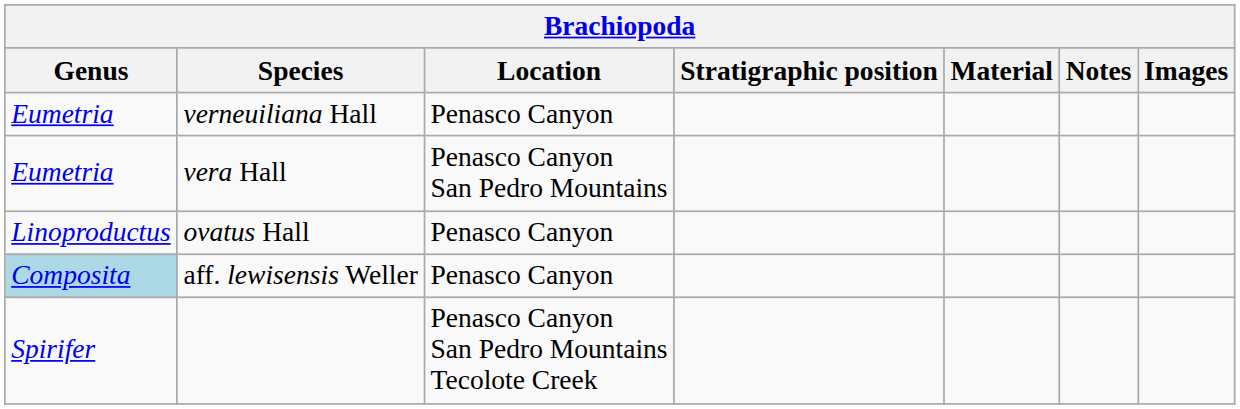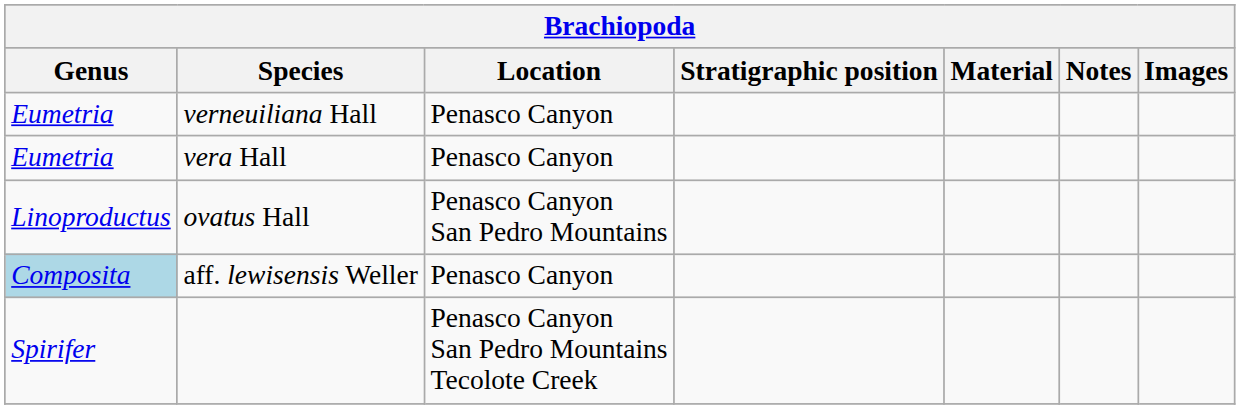(549, 172) Penasco Canyon San Pedro Mountains -> (522, 157) Penasco Canyon
(522, 231) Penasco Canyon -> (549, 216) Penasco Canyon San Pedro Mountains
